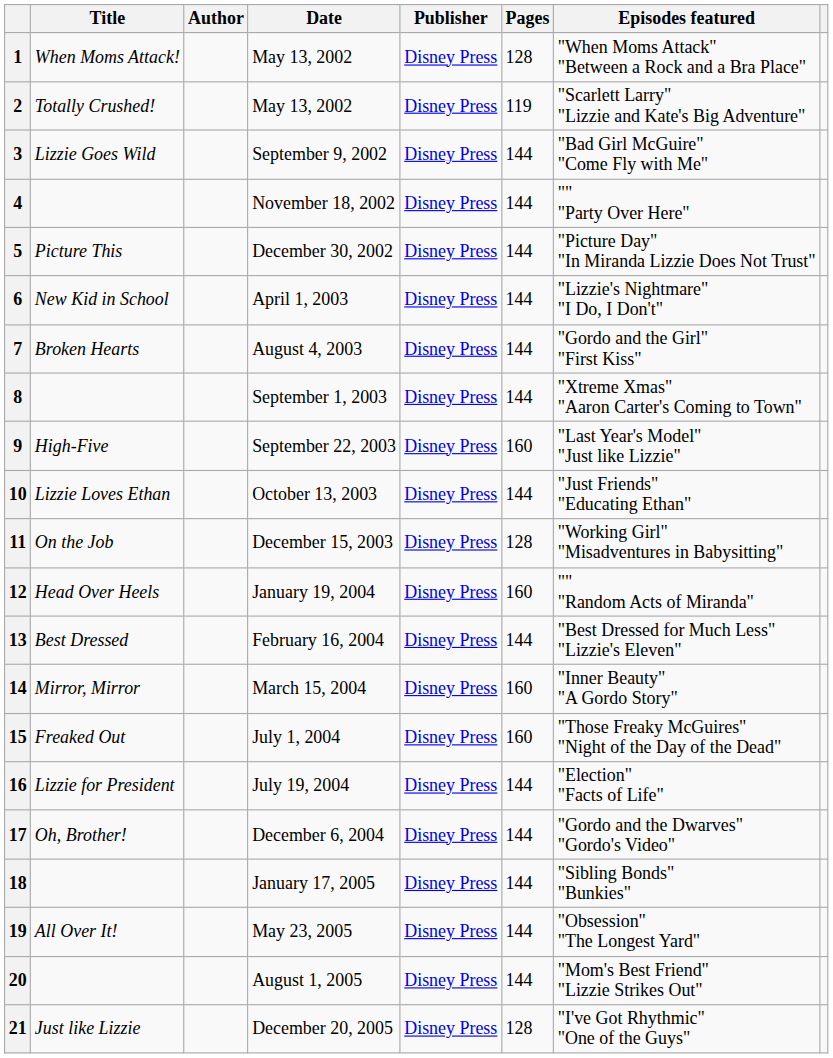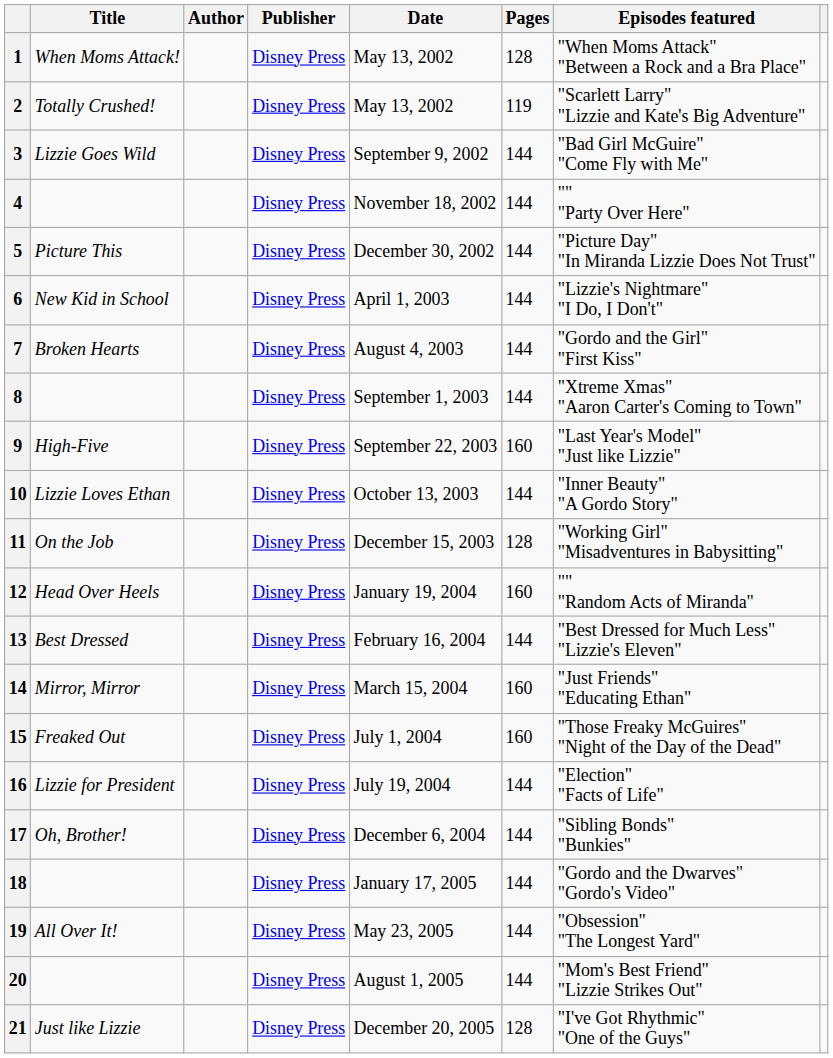columns swapped: (451, 18) <-> (324, 18)
(624, 494) "Just Friends" "Educating Ethan" -> (618, 494) "Inner Beauty" "A Gordo Story"
(618, 688) "Inner Beauty" "A Gordo Story" -> (624, 688) "Just Friends" "Educating Ethan"
(650, 834) "Gordo and the Dwarves" "Gordo's Video" -> (616, 834) "Sibling Bonds" "Bunkies"
(616, 883) "Sibling Bonds" "Bunkies" -> (650, 883) "Gordo and the Dwarves" "Gordo's Video"
